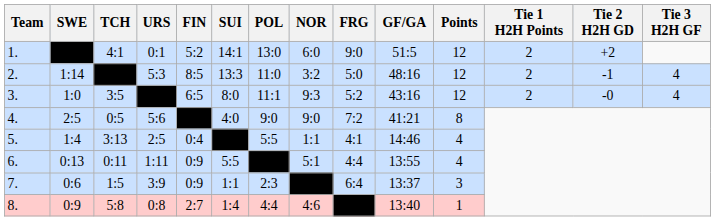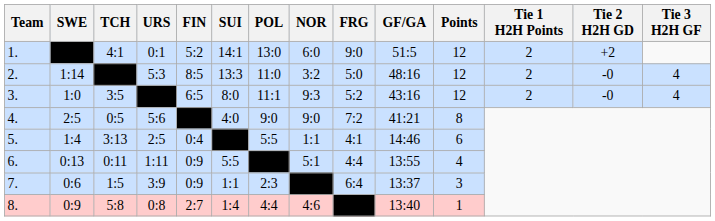(608, 74) -1 -> (608, 74) -0
(459, 140) 4 -> (459, 140) 6
